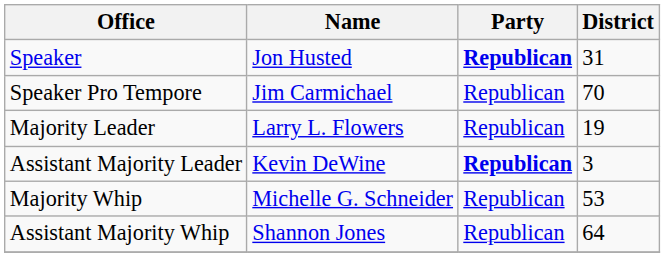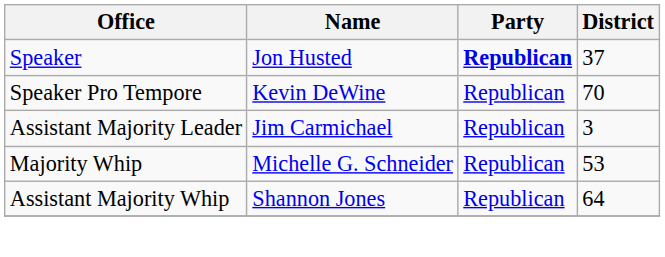(593, 57) 31 -> (593, 57) 37
(322, 92) Jim Carmichael -> (319, 92) Kevin DeWine
- row: (82, 127)
(319, 163) Kevin DeWine -> (322, 127) Jim Carmichael
(518, 163) bold -> (514, 127) normal
